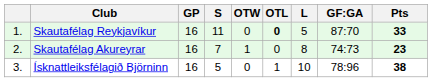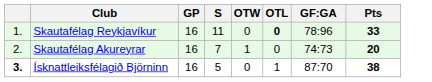- column: (304, 13)
(345, 31) 87:70 -> (318, 31) 78:96
(400, 49) 23 -> (373, 49) 20
(18, 67) normal -> (18, 67) bold
(345, 67) 78:96 -> (318, 67) 87:70
